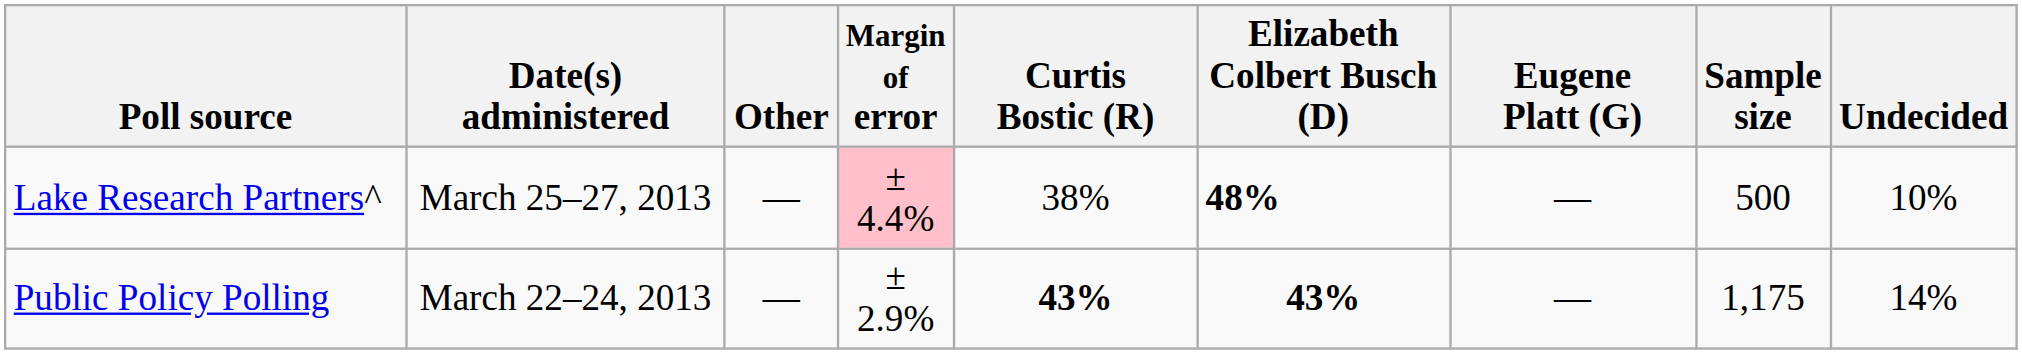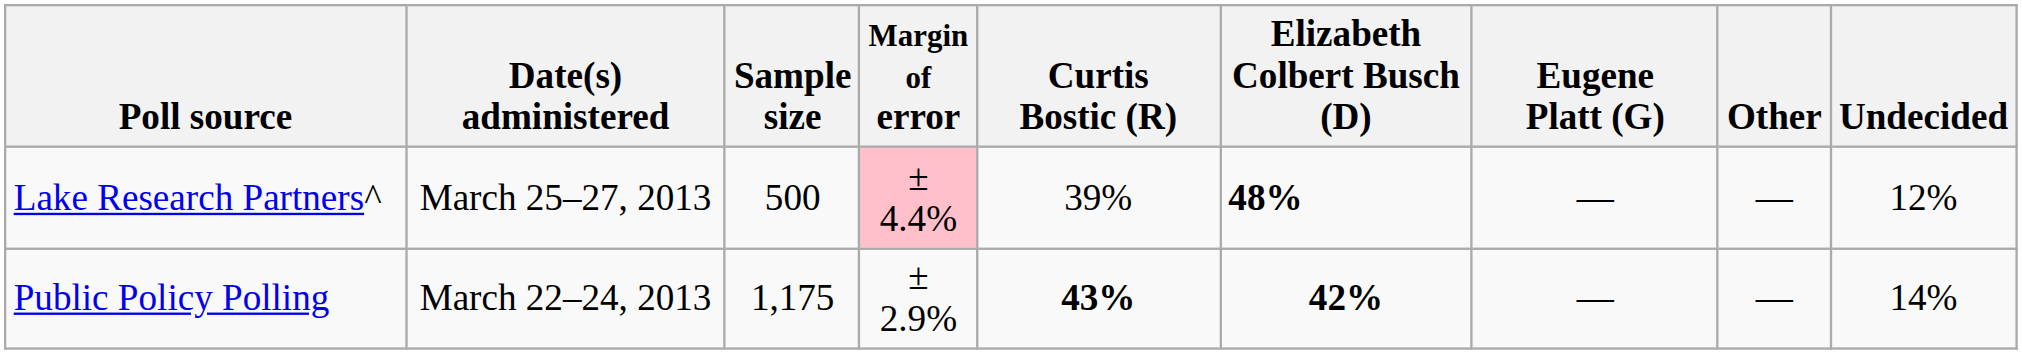columns swapped: (1763, 96) <-> (781, 117)
(1076, 197) 38% -> (1098, 197) 39%
(1923, 197) 10% -> (1923, 197) 12%
(1323, 297) 43% -> (1346, 297) 42%
